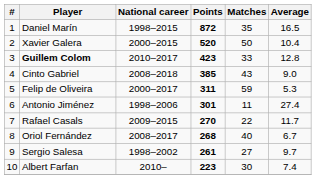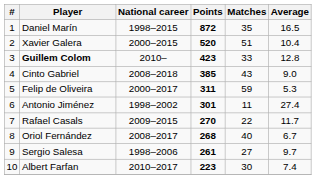(247, 43) 50 -> (247, 43) 51
(153, 58) 2010–2017 -> (153, 58) 2010–
(153, 105) 1998–2006 -> (153, 105) 1998–2002
(153, 151) 1998–2002 -> (153, 151) 1998–2006
(153, 167) 2010– -> (153, 167) 2010–2017
